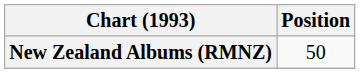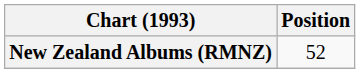(316, 52) 50 -> (316, 52) 52
